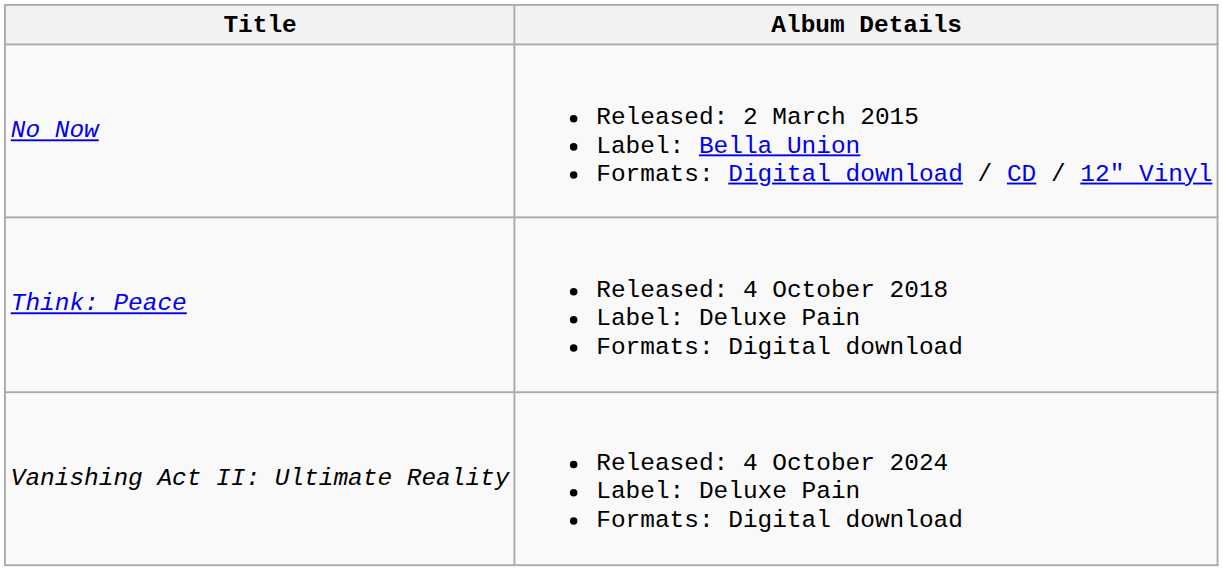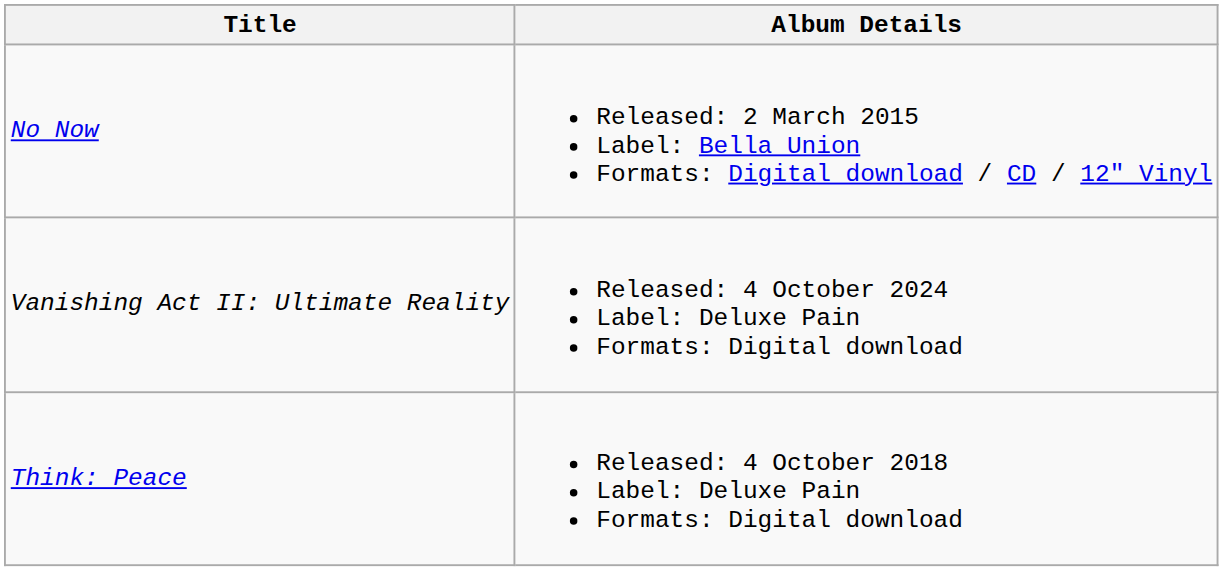rows swapped: (99, 305) <-> (260, 478)
